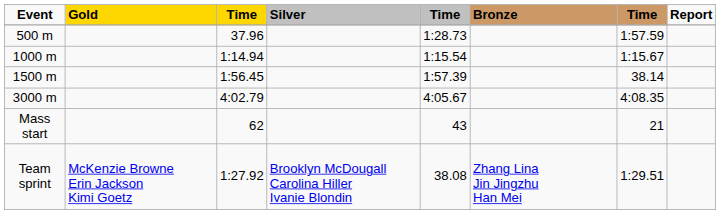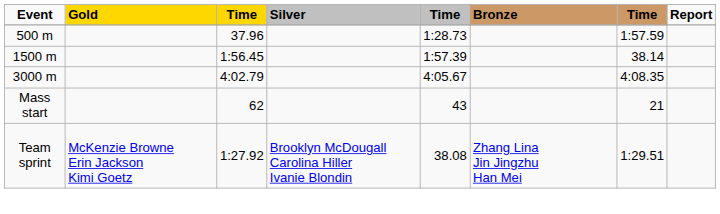- row: (35, 56)
